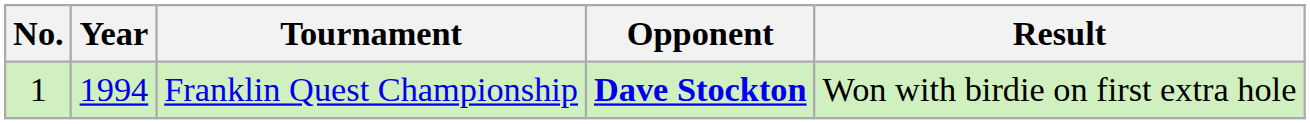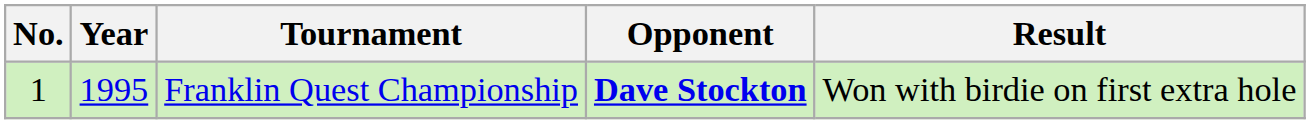(114, 89) 1994 -> (114, 89) 1995
